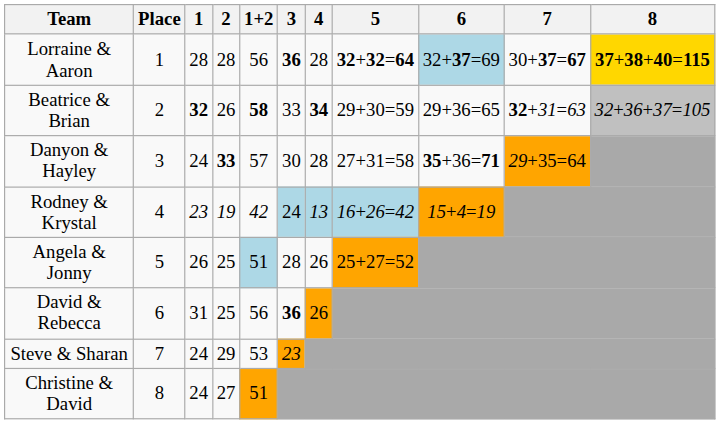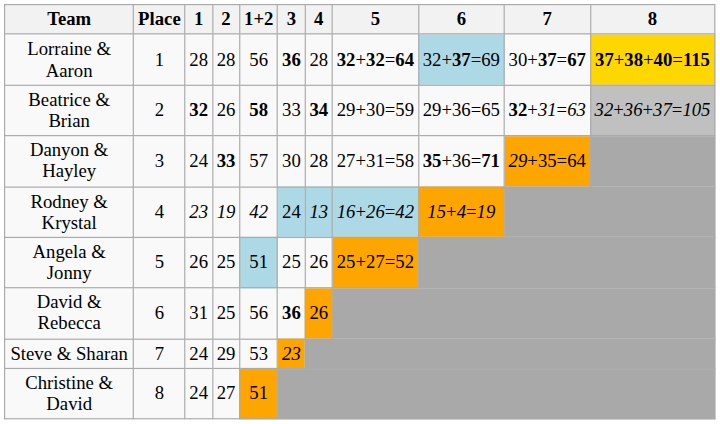(291, 262) 28 -> (291, 262) 25
